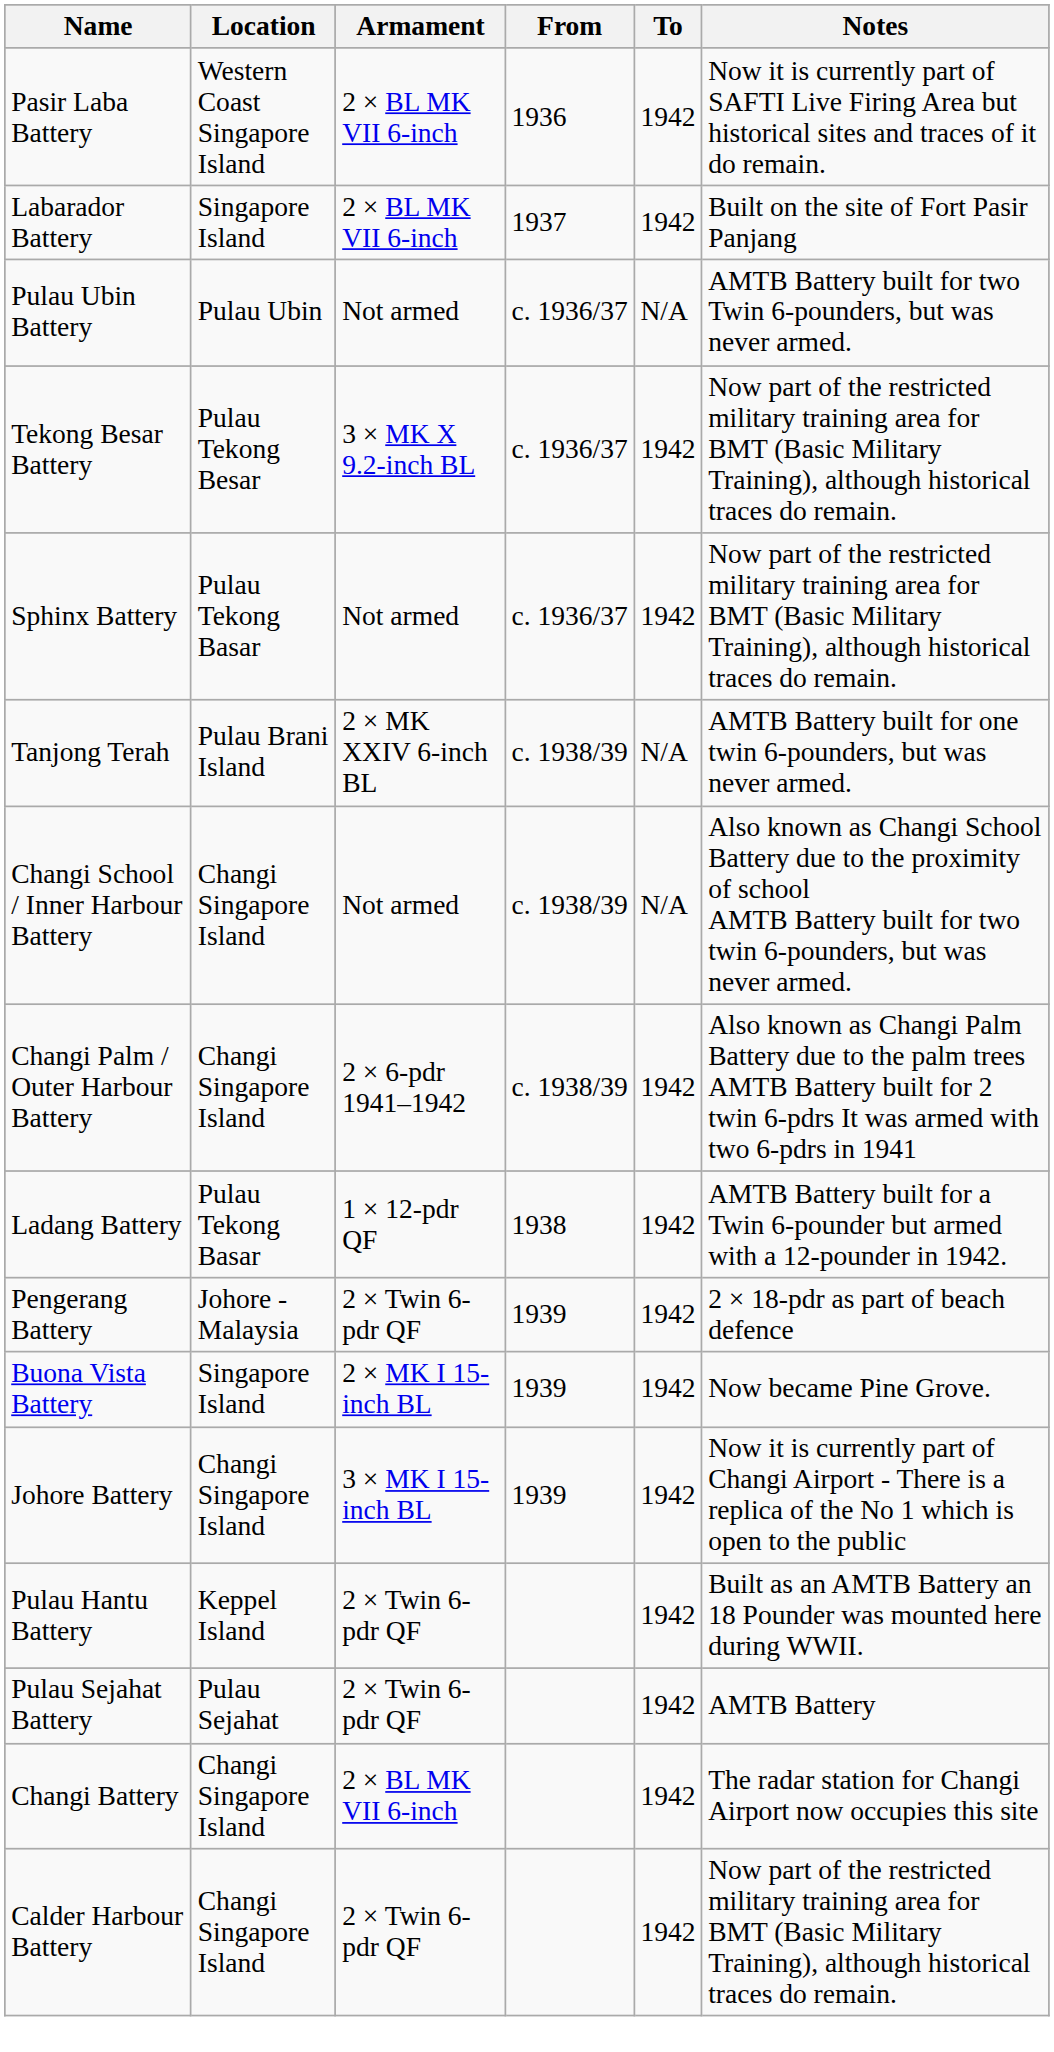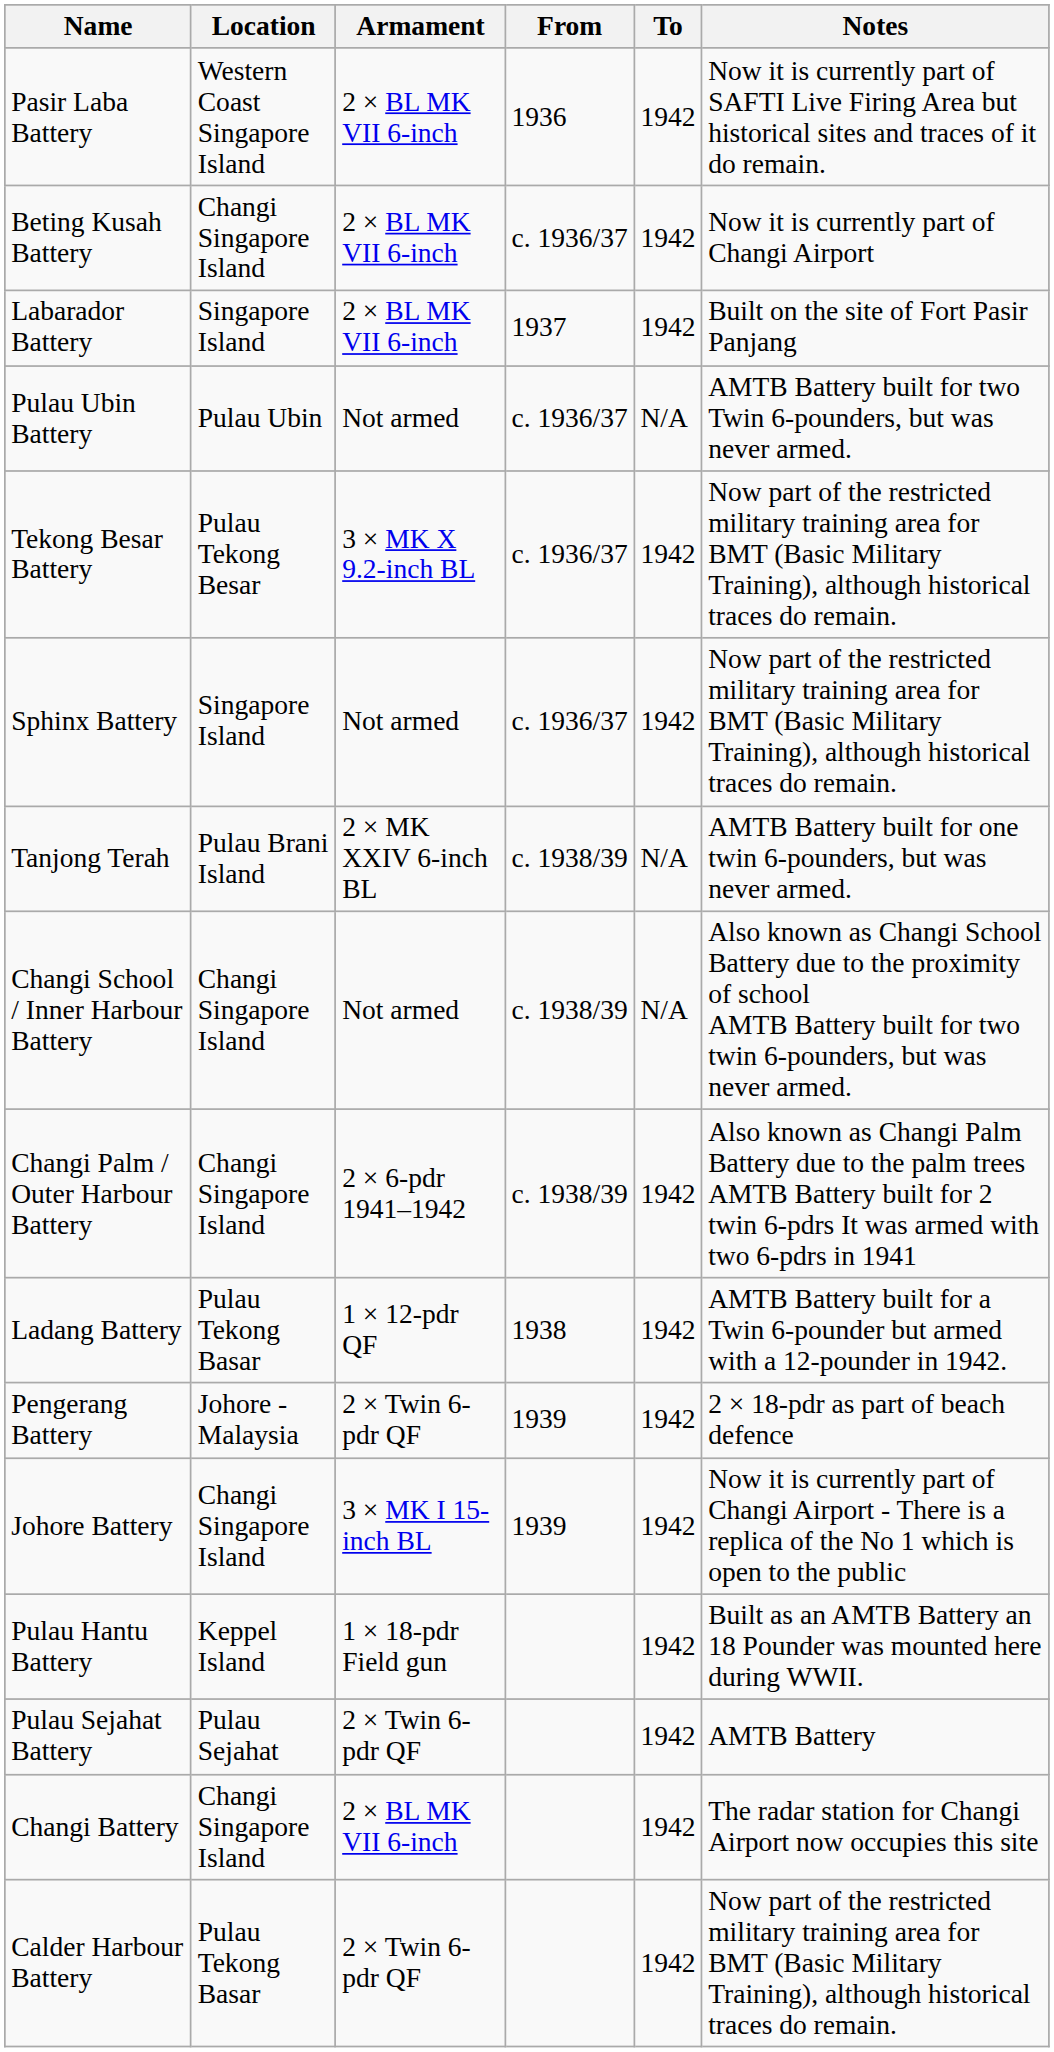+ row: (86, 237)
(239, 616) Pulau Tekong Basar -> (254, 721) Singapore Island
- row: (79, 1388)
(406, 1615) 2 × Twin 6-pdr QF -> (400, 1646) 1 × 18-pdr Field gun
(254, 1932) Changi Singapore Island -> (239, 1963) Pulau Tekong Basar
